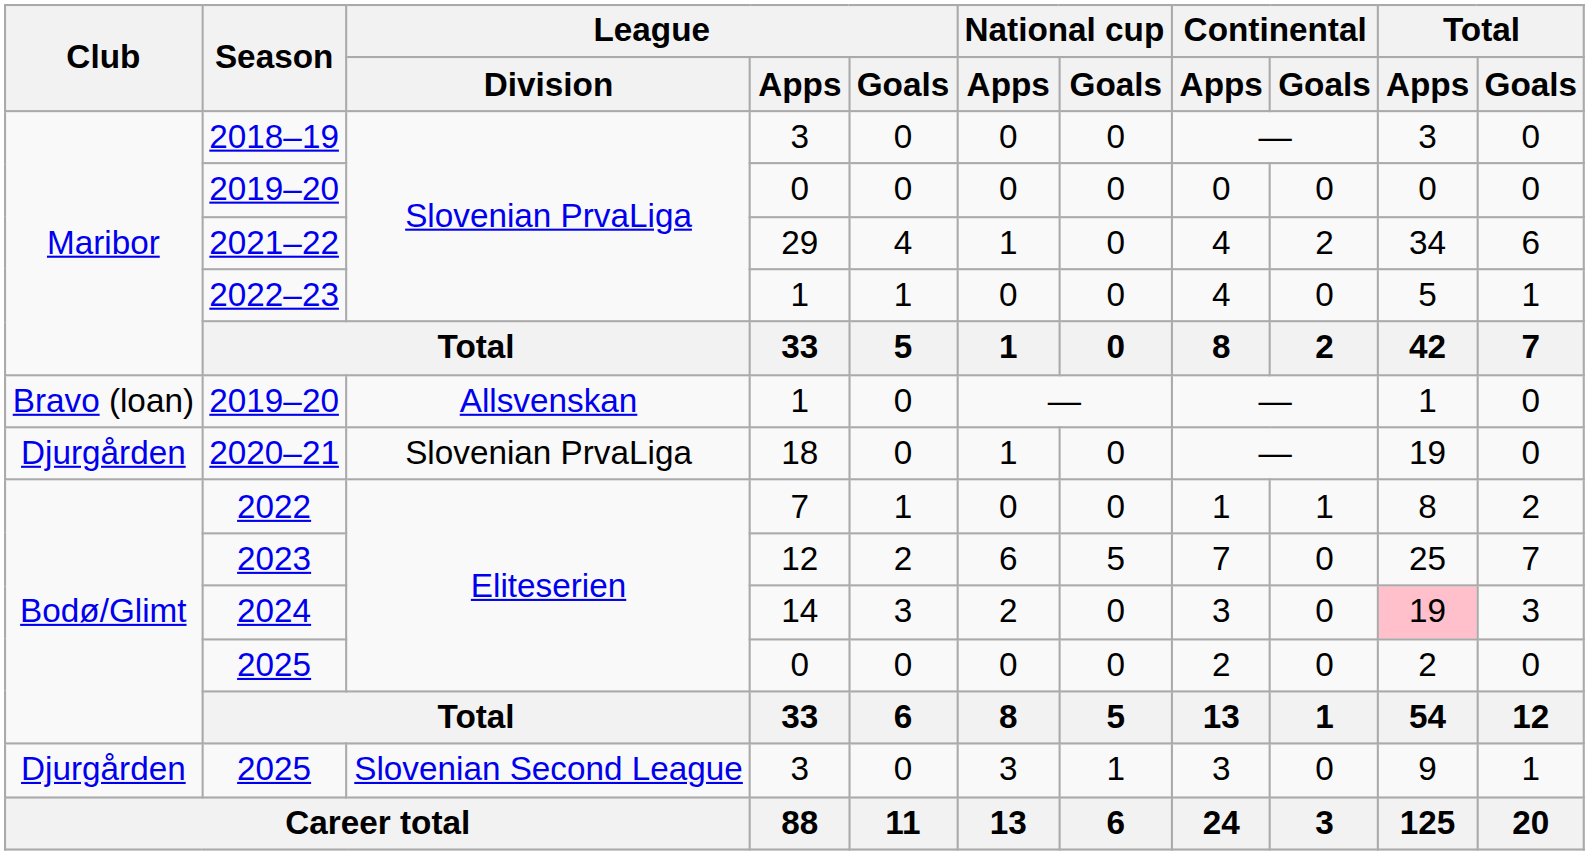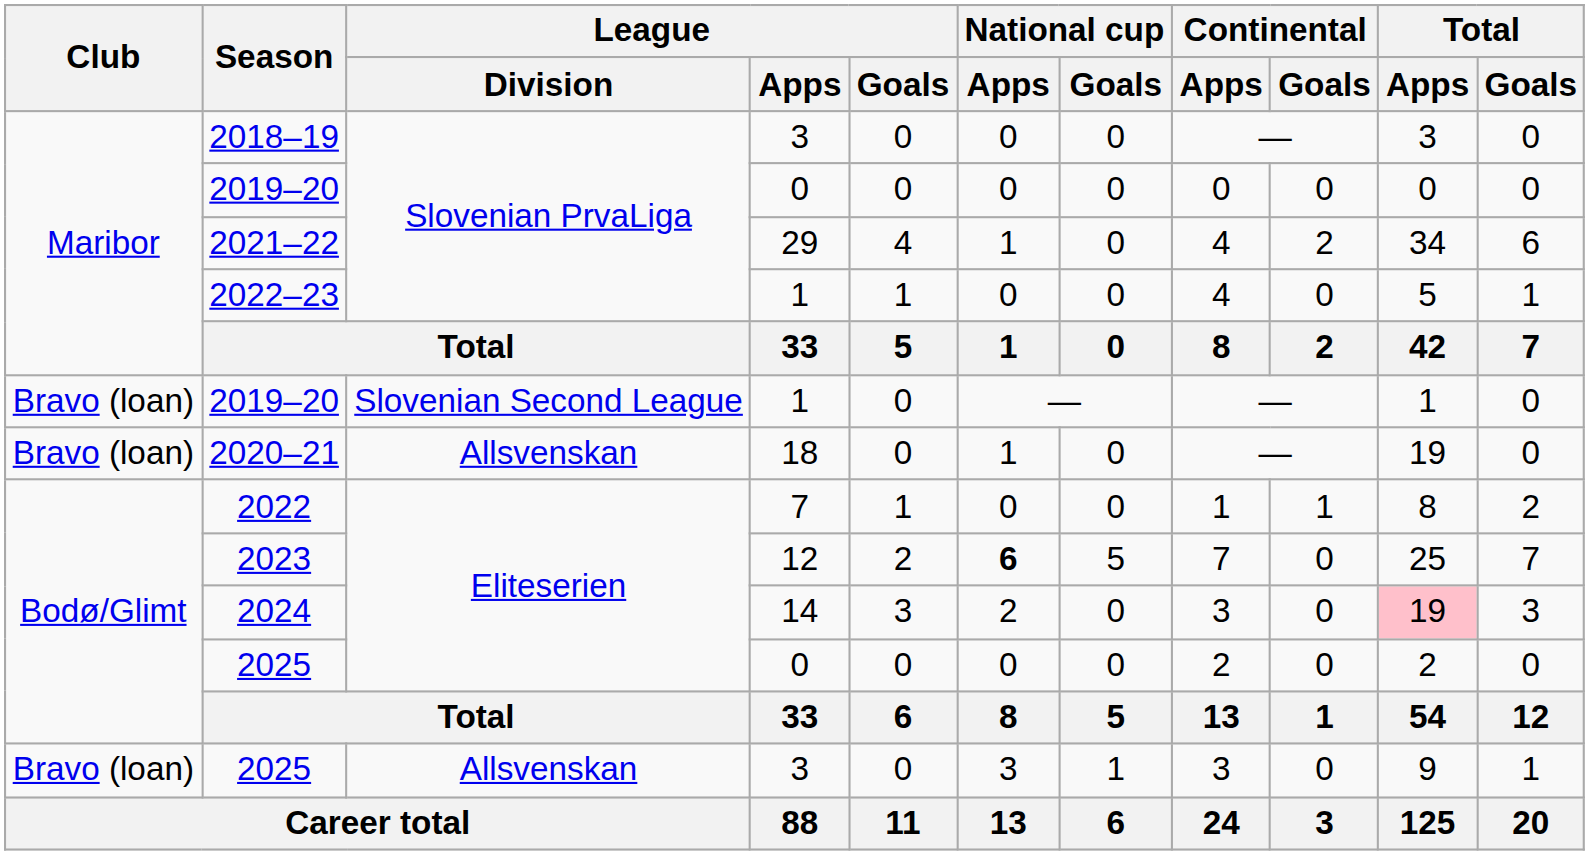(549, 400) Allsvenskan -> (549, 400) Slovenian Second League
(103, 453) Djurgården -> (103, 453) Bravo (loan)
(549, 453) Slovenian PrvaLiga -> (549, 453) Allsvenskan
(1008, 558) normal -> (1008, 558) bold
(103, 769) Djurgården -> (103, 769) Bravo (loan)
(549, 769) Slovenian Second League -> (549, 769) Allsvenskan
